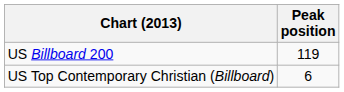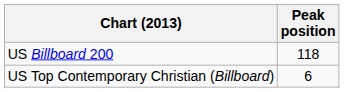(308, 53) 119 -> (308, 53) 118
